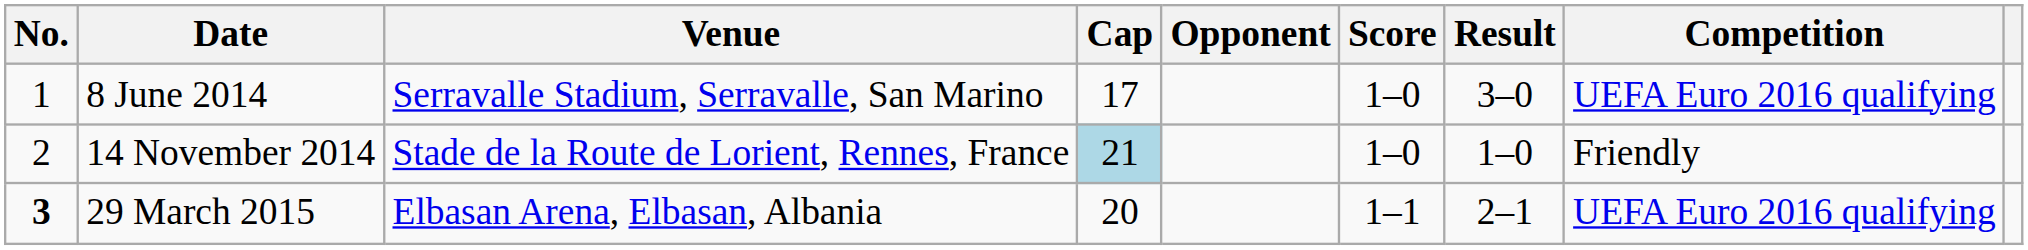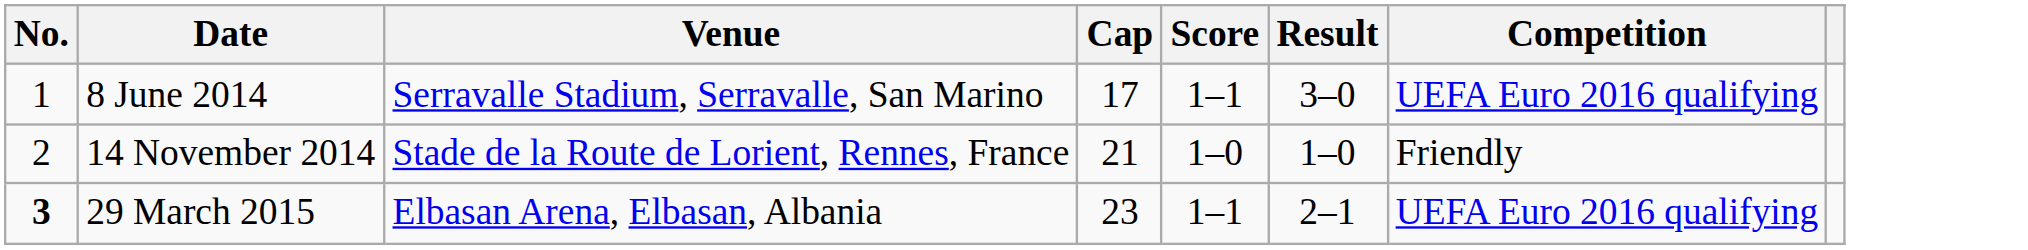- column: (1251, 34)
(1392, 93) 1–0 -> (1215, 93) 1–1
(1120, 152) lightblue background -> (1120, 152) no background
(1120, 212) 20 -> (1120, 212) 23
